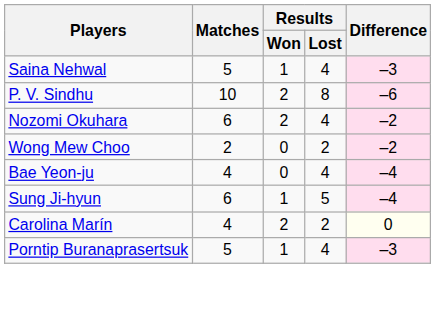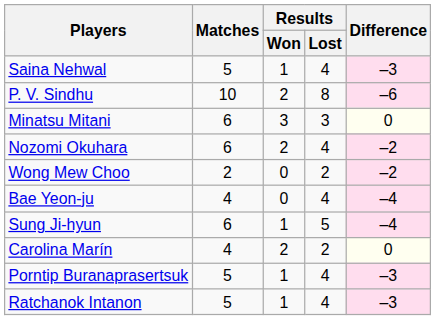+ row: (60, 121)
+ row: (75, 302)
